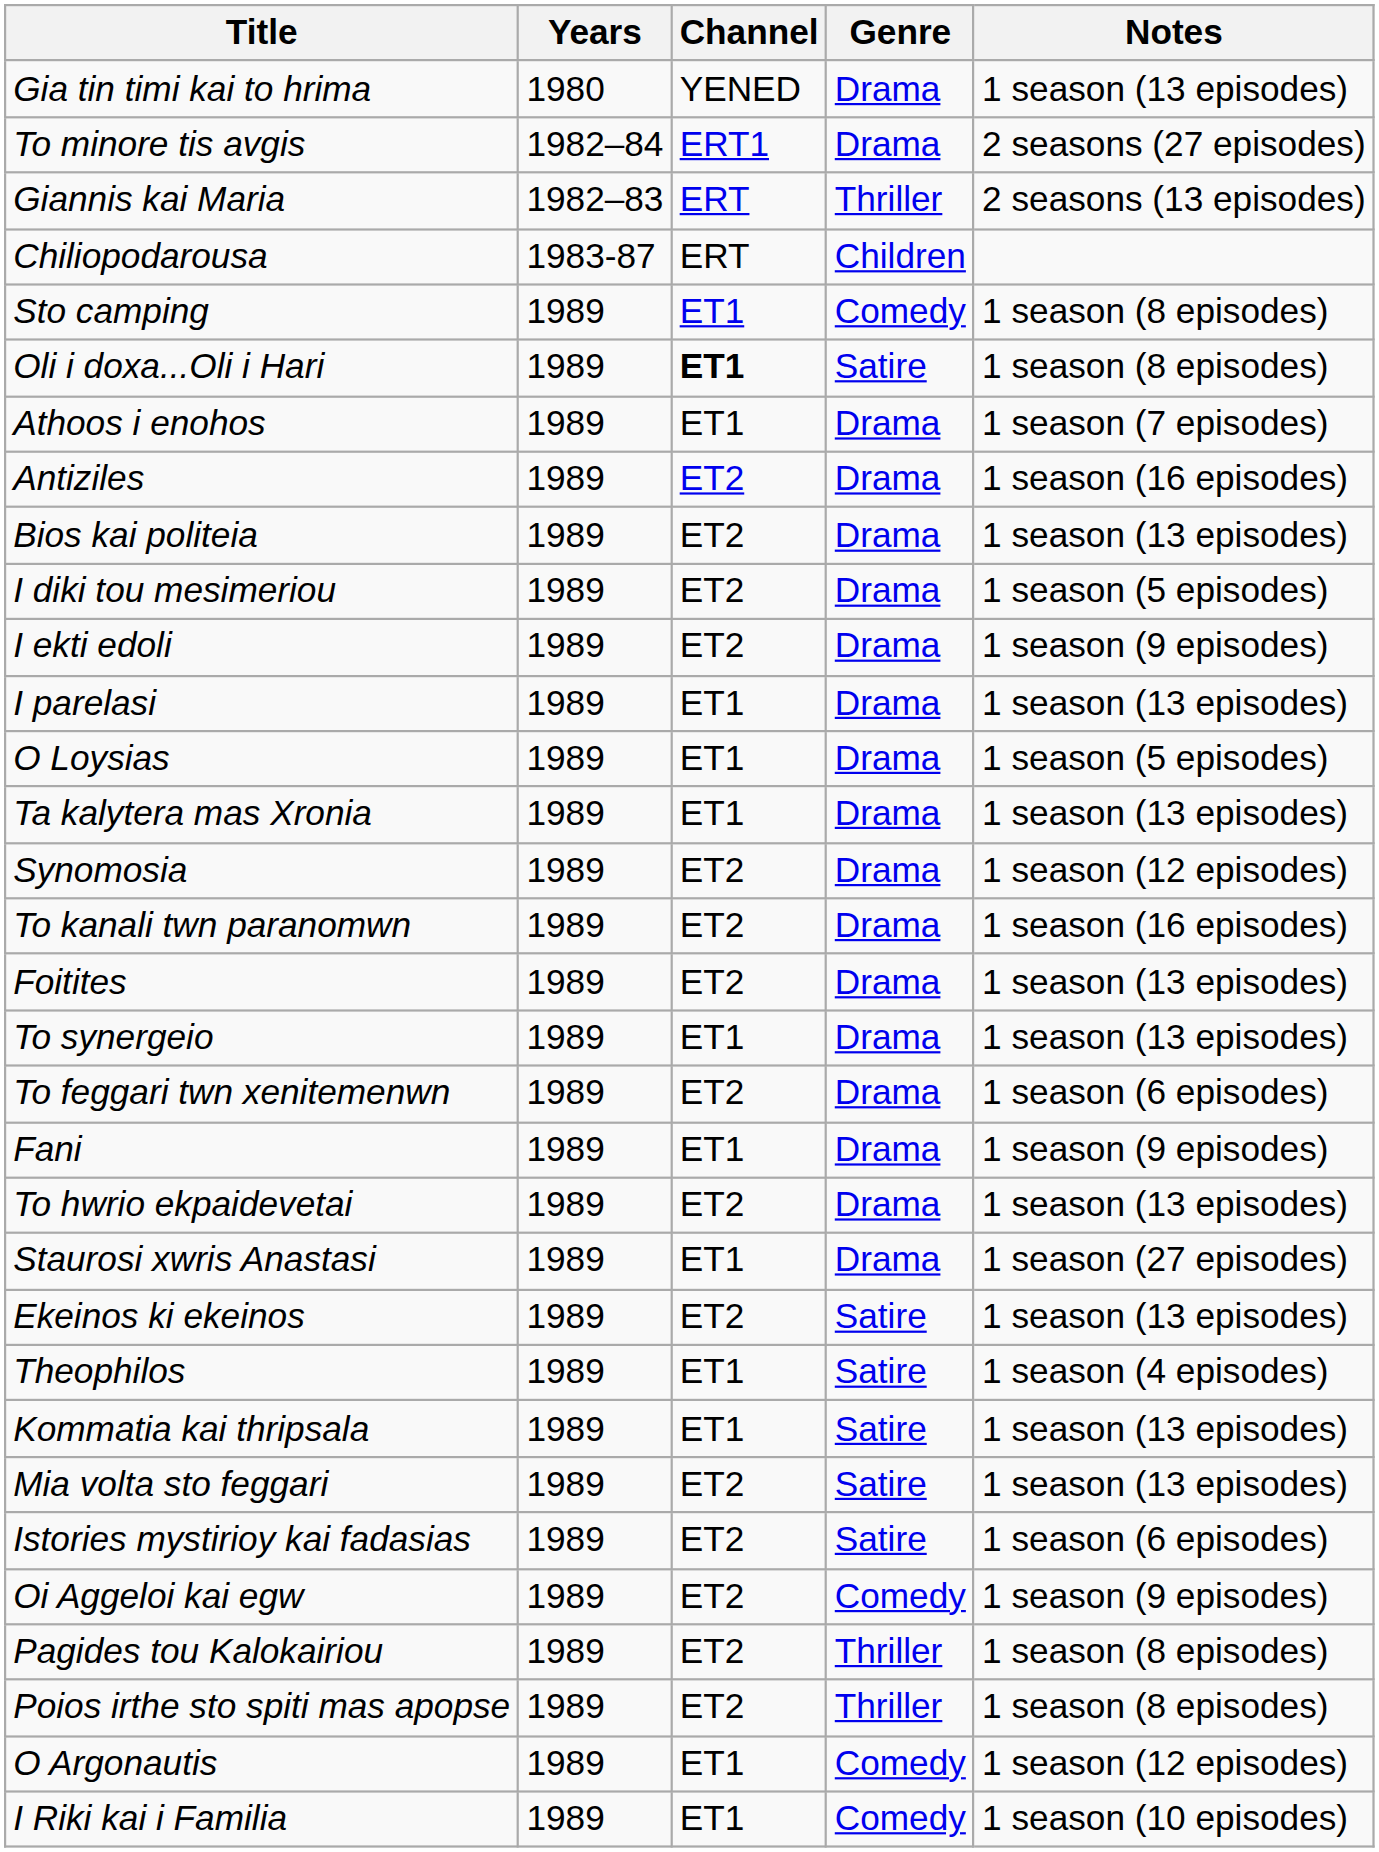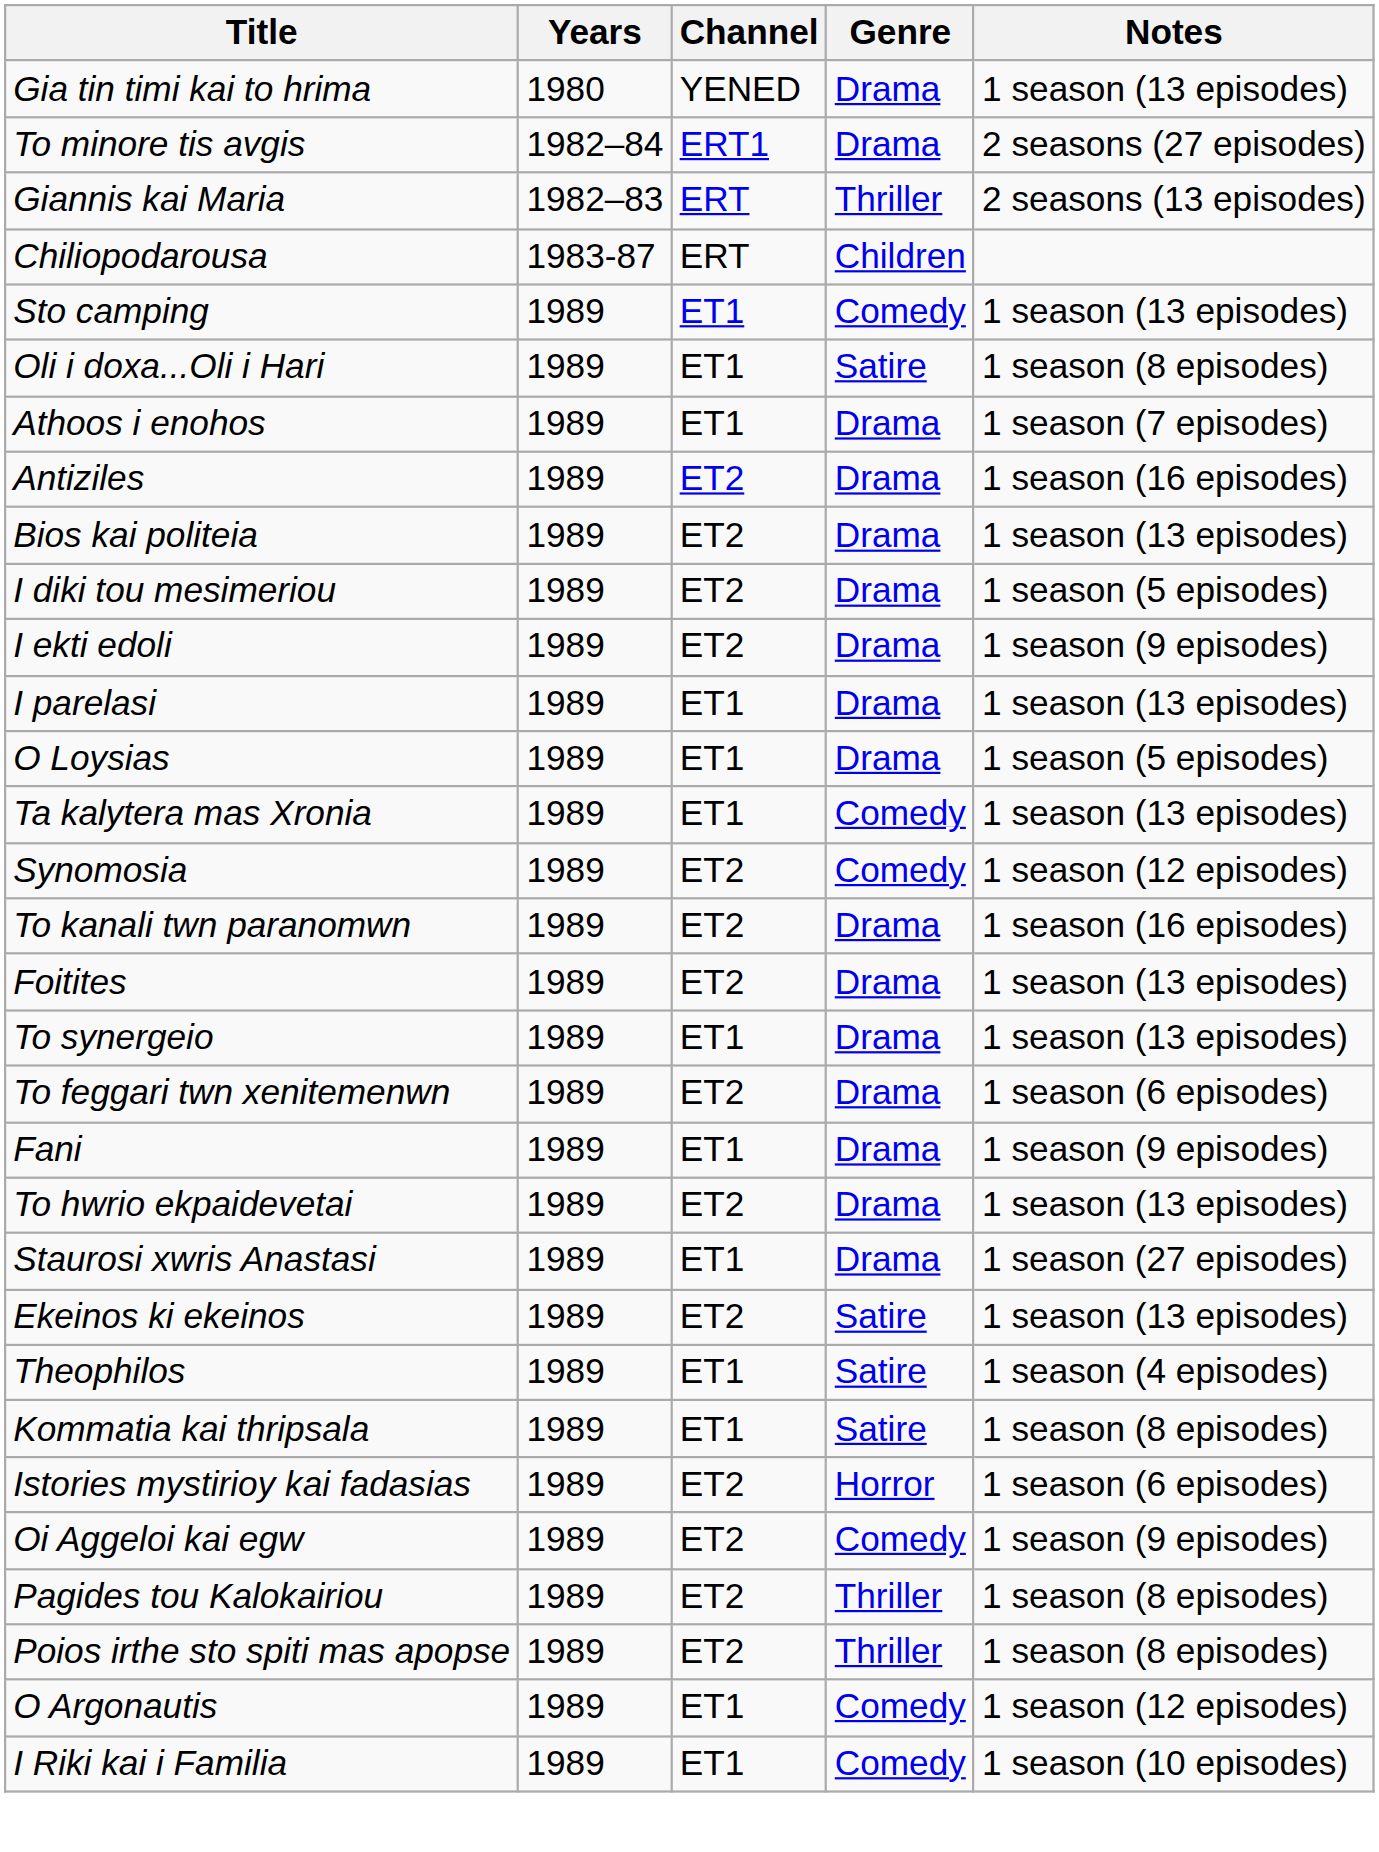(1155, 311) 1 season (8 episodes) -> (1165, 311) 1 season (13 episodes)
(712, 367) bold -> (712, 367) normal
(888, 813) Drama -> (900, 813) Comedy
(888, 869) Drama -> (900, 869) Comedy
(1165, 1428) 1 season (13 episodes) -> (1155, 1428) 1 season (8 episodes)
- row: (171, 1483)
(881, 1539) Satire -> (885, 1483) Horror
